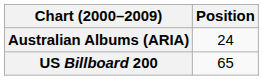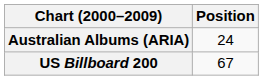(225, 63) 65 -> (225, 63) 67
